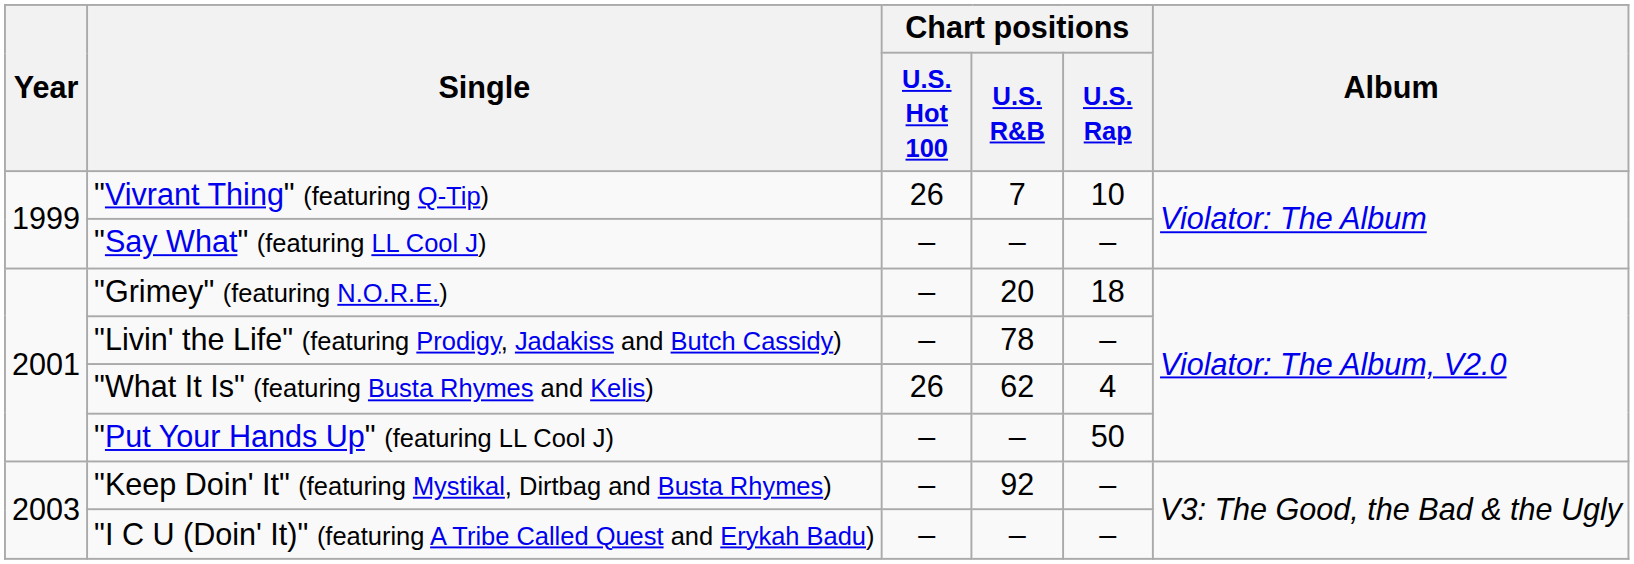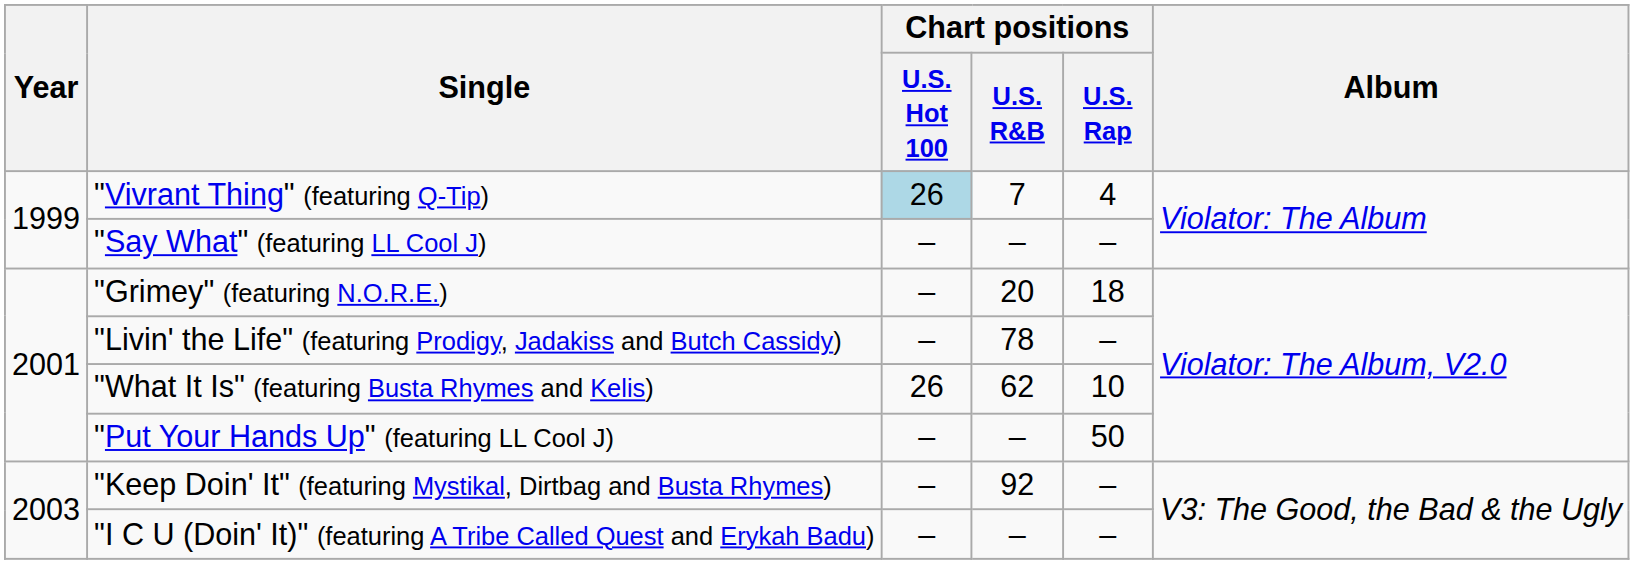(927, 194) no background -> (927, 194) lightblue background
(1108, 194) 10 -> (1108, 194) 4
(1108, 388) 4 -> (1108, 388) 10
